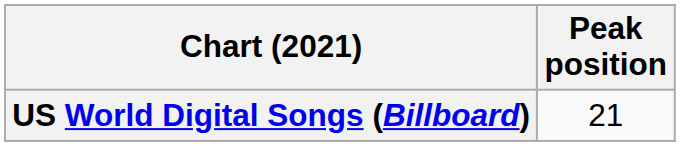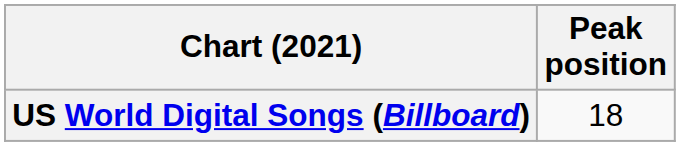(606, 114) 21 -> (606, 114) 18
